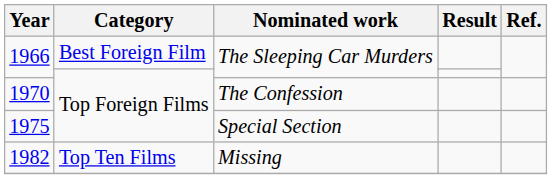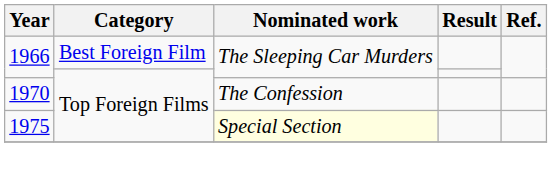(280, 125) no background -> (280, 125) lightyellow background
- row: (29, 157)
